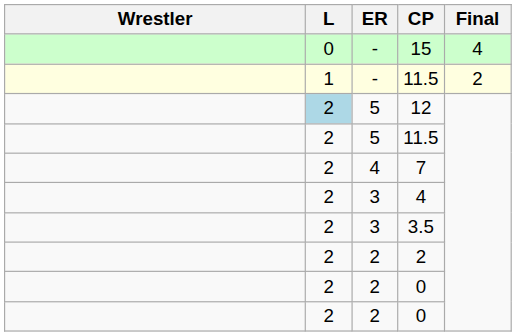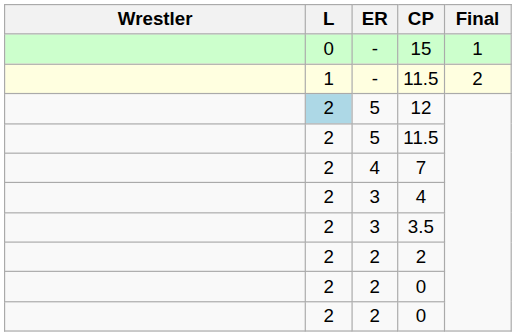(477, 49) 4 -> (477, 49) 1
